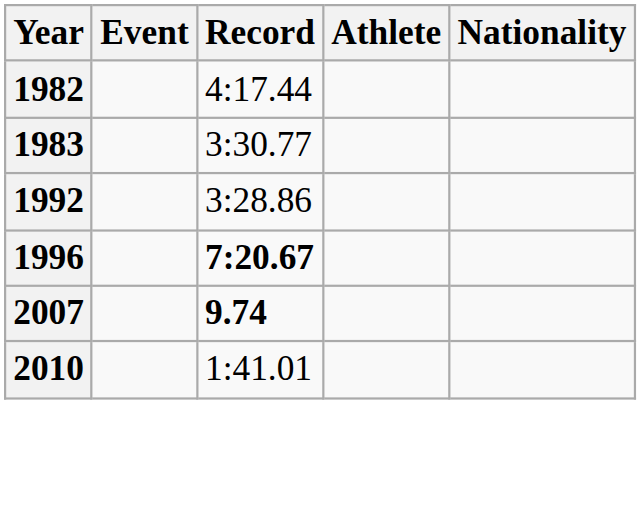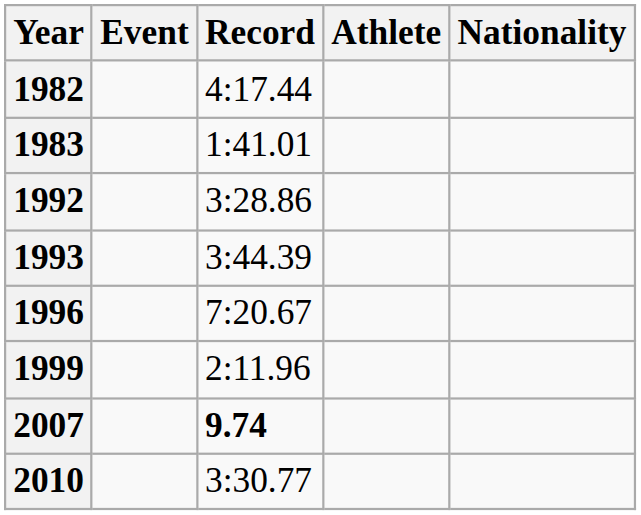(259, 144) 3:30.77 -> (259, 144) 1:41.01
+ row: (49, 256)
(259, 256) bold -> (259, 312) normal
+ row: (49, 369)
(259, 369) 1:41.01 -> (259, 481) 3:30.77
